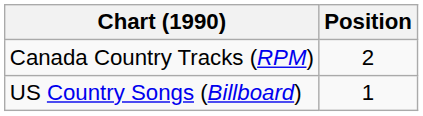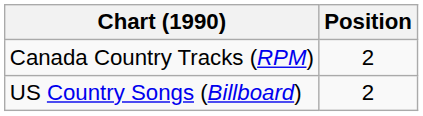(368, 92) 1 -> (368, 92) 2
